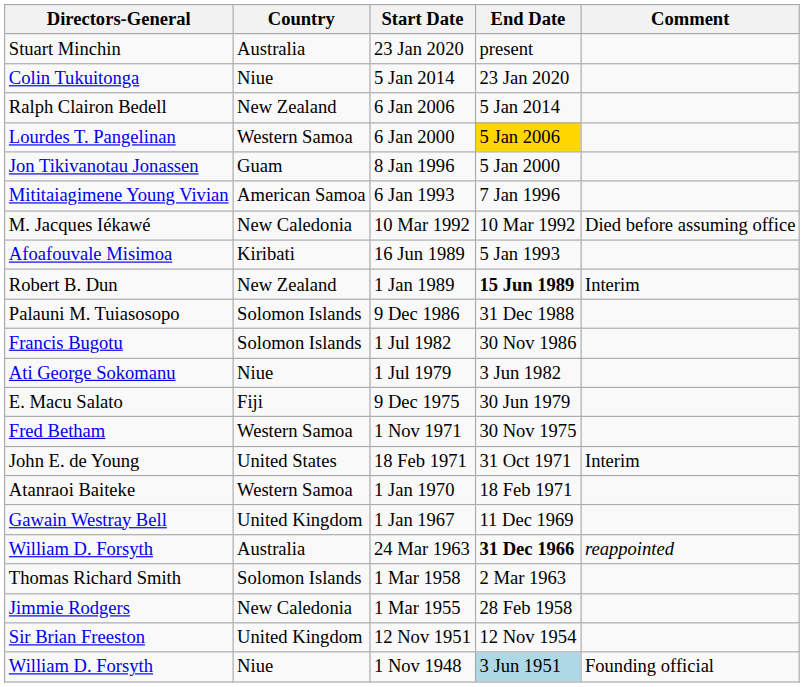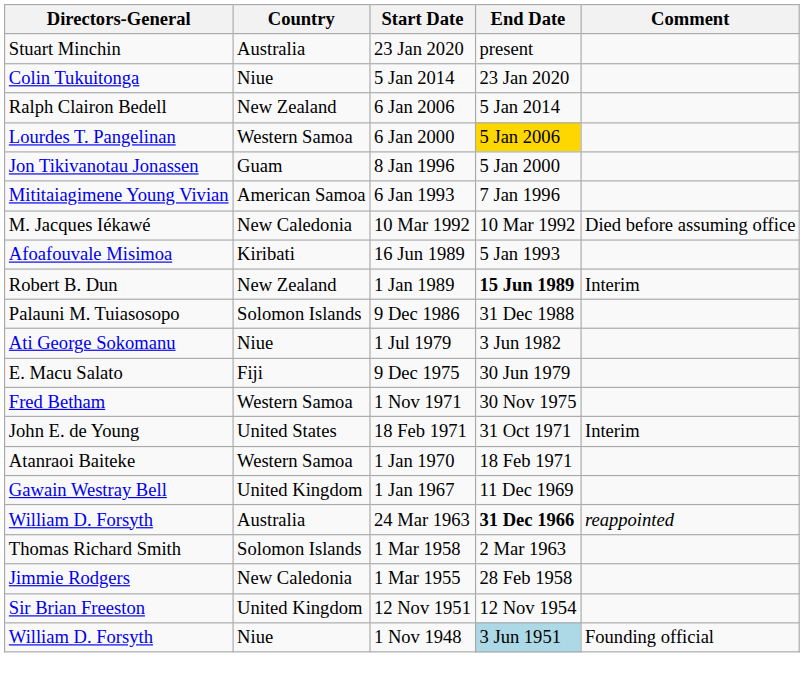- row: (413, 343)
